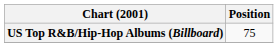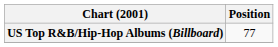(249, 33) 75 -> (249, 33) 77
